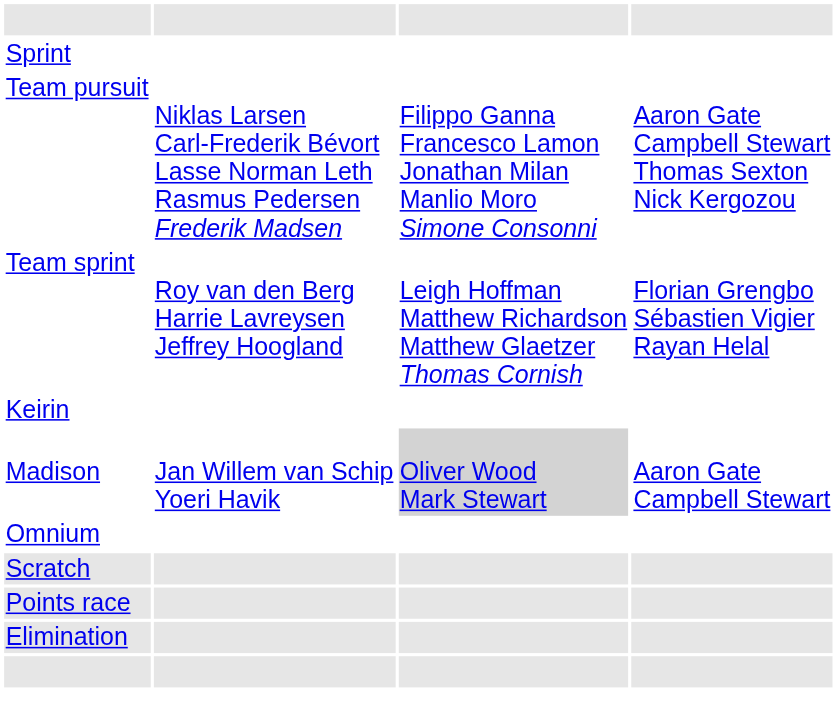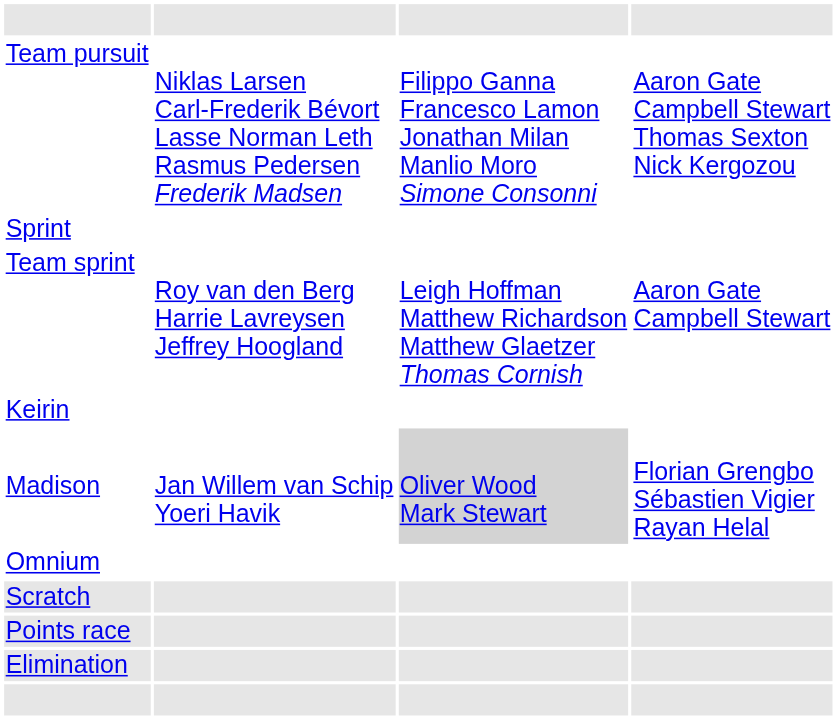rows swapped: (77, 88) <-> (38, 53)
(724, 318) Florian Grengbo Sébastien Vigier Rayan Helal -> (732, 304) Aaron Gate Campbell Stewart
(732, 485) Aaron Gate Campbell Stewart -> (724, 499) Florian Grengbo Sébastien Vigier Rayan Helal
